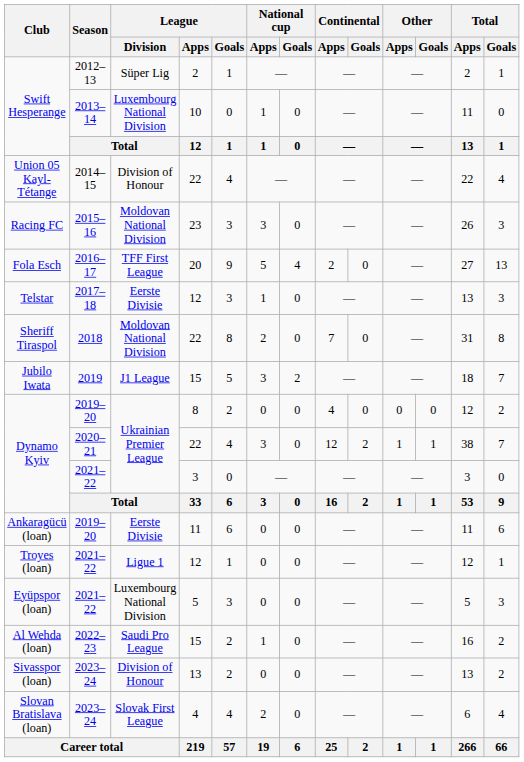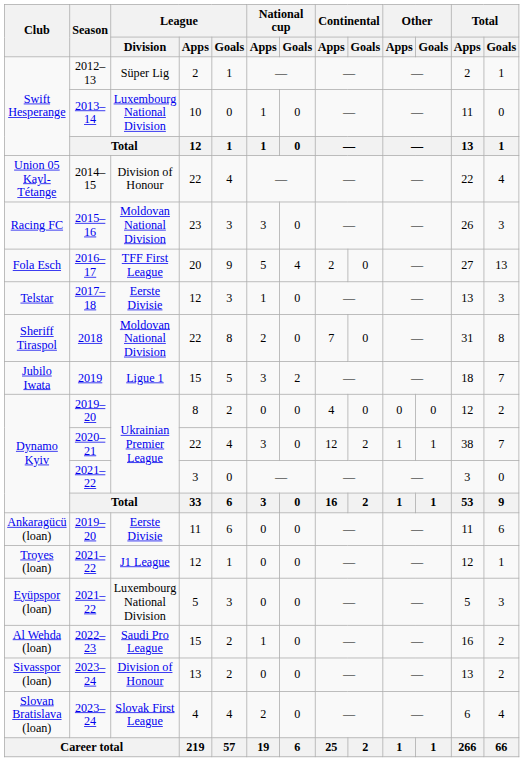(145, 377) J1 League -> (145, 377) Ligue 1
(145, 562) Ligue 1 -> (145, 562) J1 League
